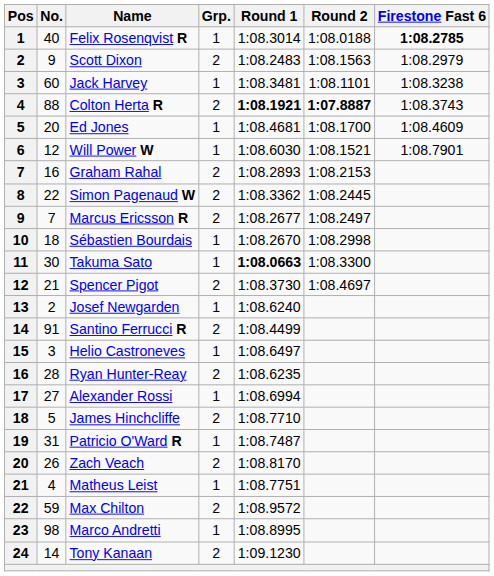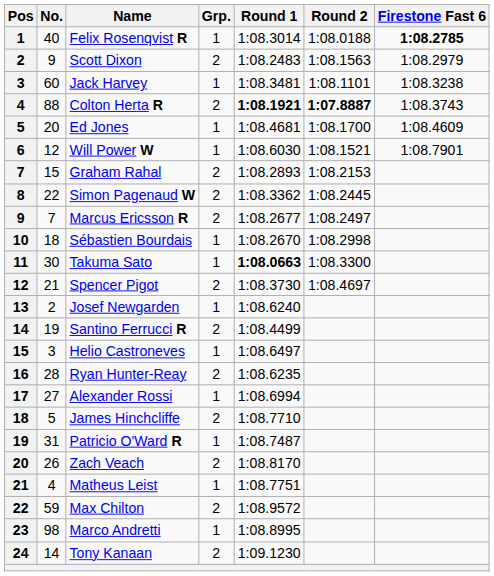(52, 172) 16 -> (52, 172) 15
(52, 329) 91 -> (52, 329) 19
